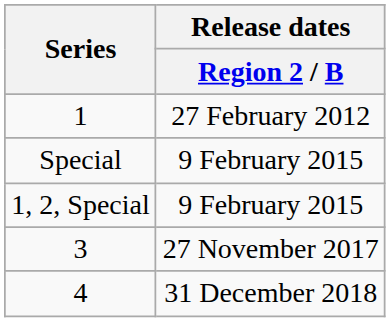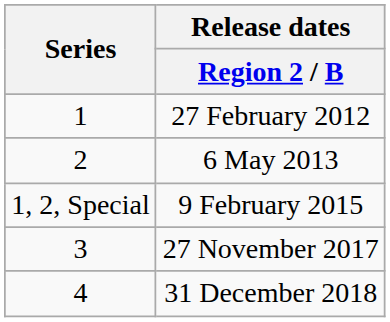+ row: (81, 159)
- row: (81, 159)
